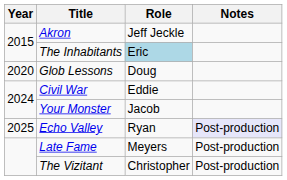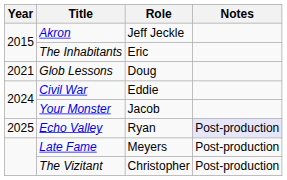(138, 52) lightblue background -> (138, 52) no background
(20, 71) 2020 -> (20, 71) 2021
